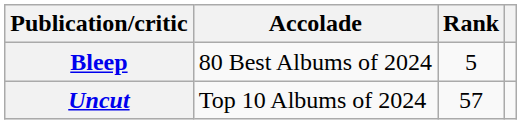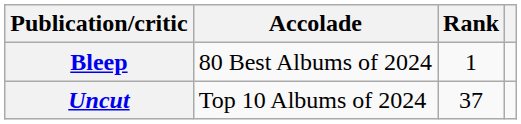(471, 61) 5 -> (471, 61) 1
(471, 99) 57 -> (471, 99) 37
